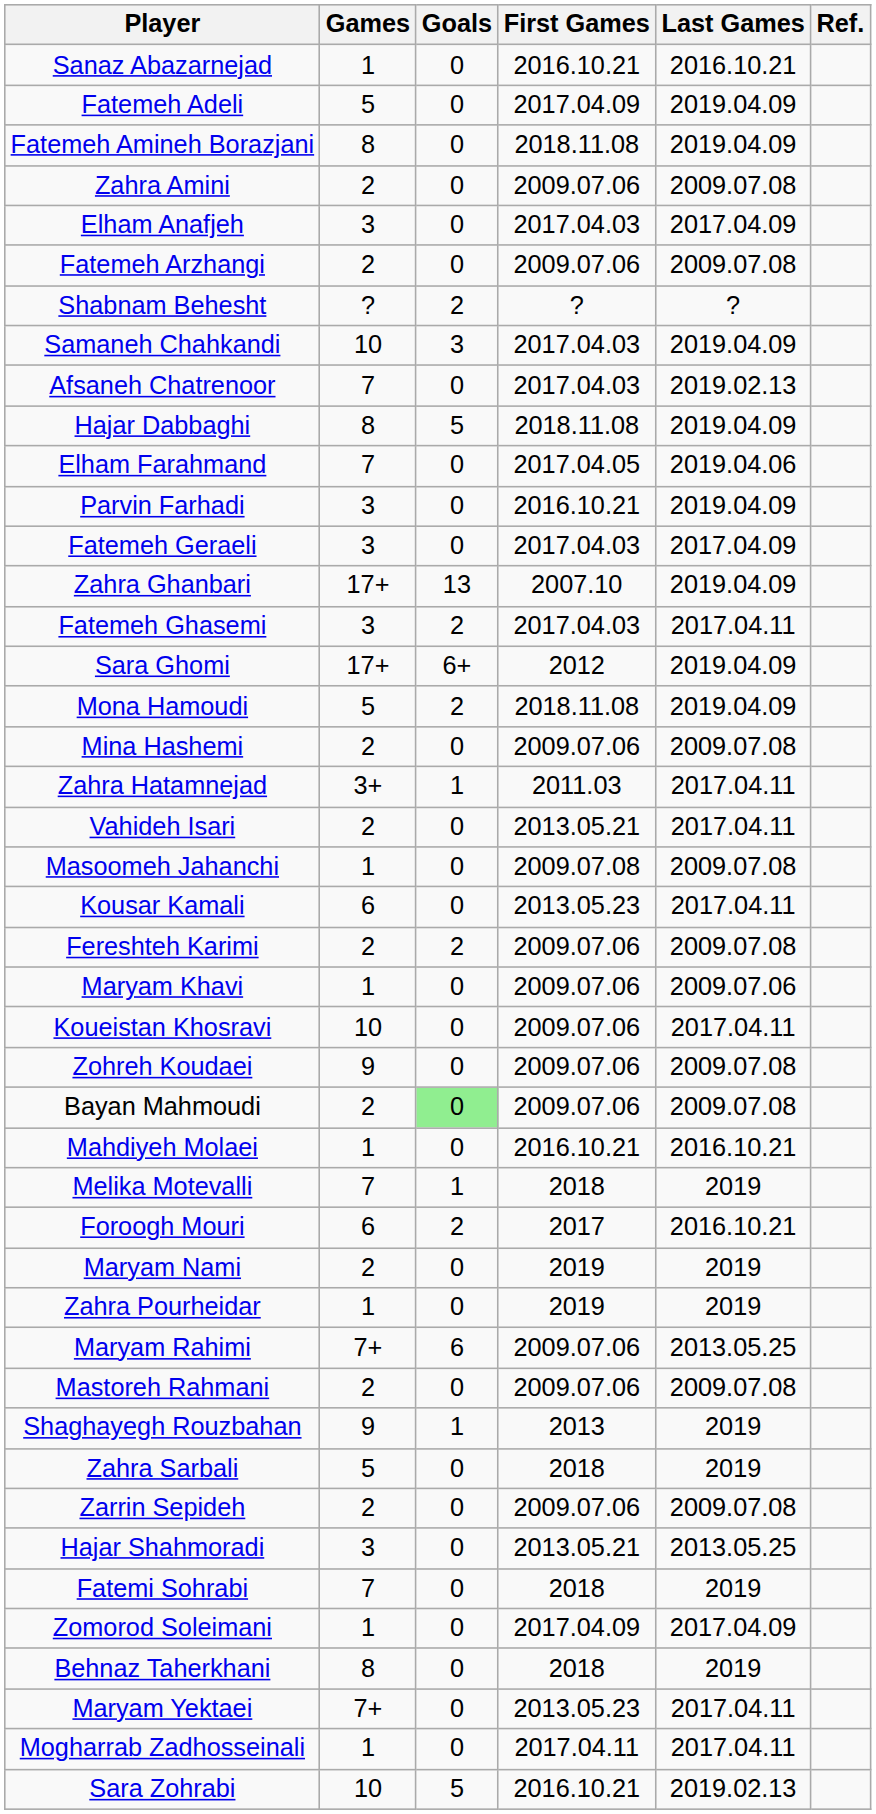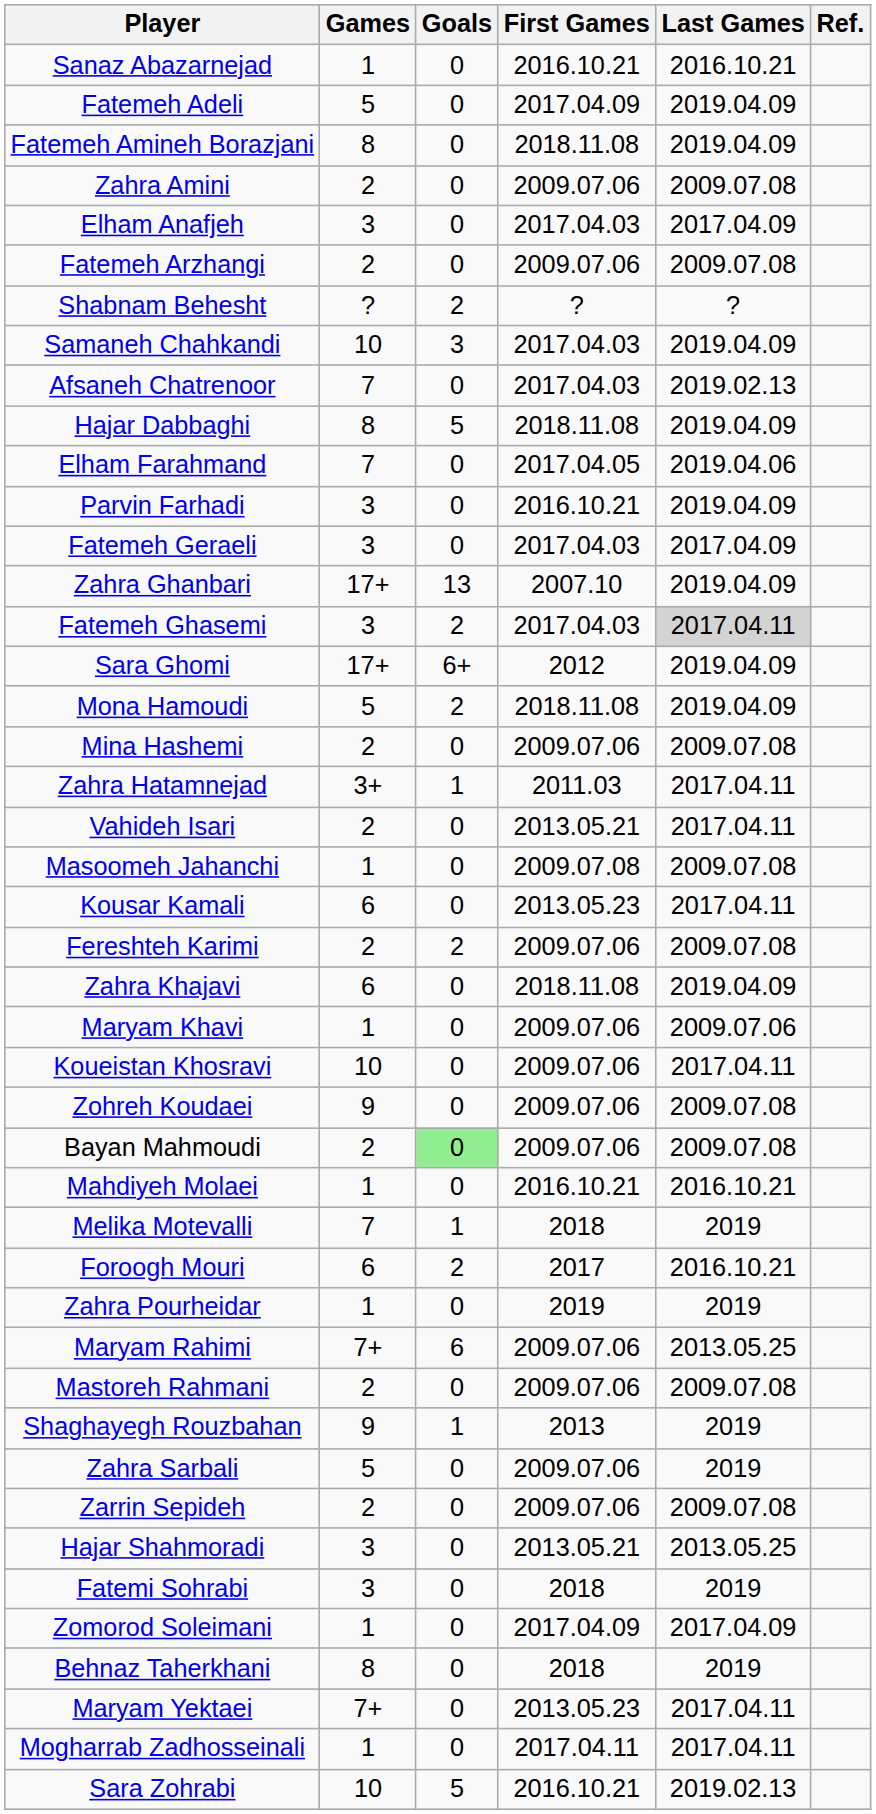(733, 625) no background -> (733, 625) lightgrey background
+ row: (162, 986)
- row: (162, 1267)
(577, 1467) 2018 -> (577, 1467) 2009.07.06
(368, 1588) 7 -> (368, 1588) 3
